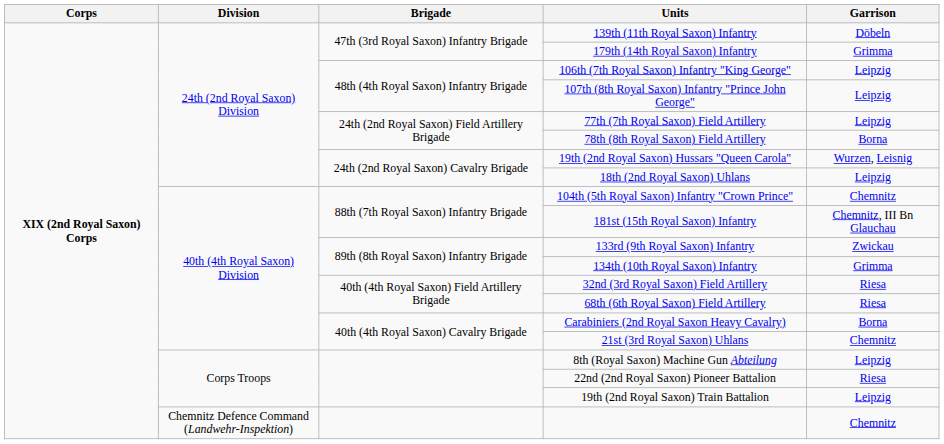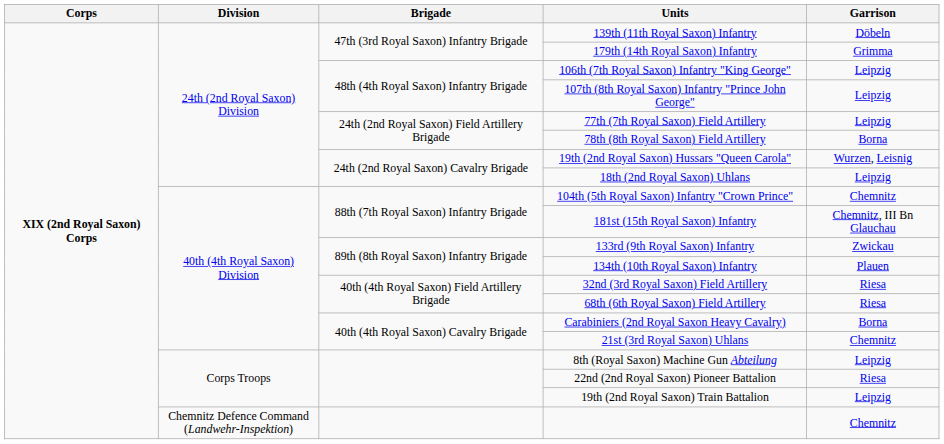(873, 265) Grimma -> (873, 265) Plauen
